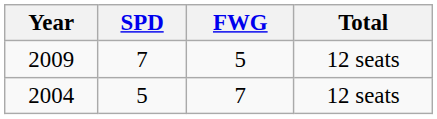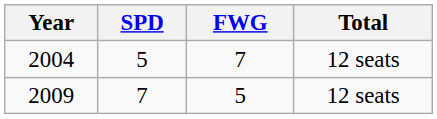rows swapped: (51, 58) <-> (51, 95)
